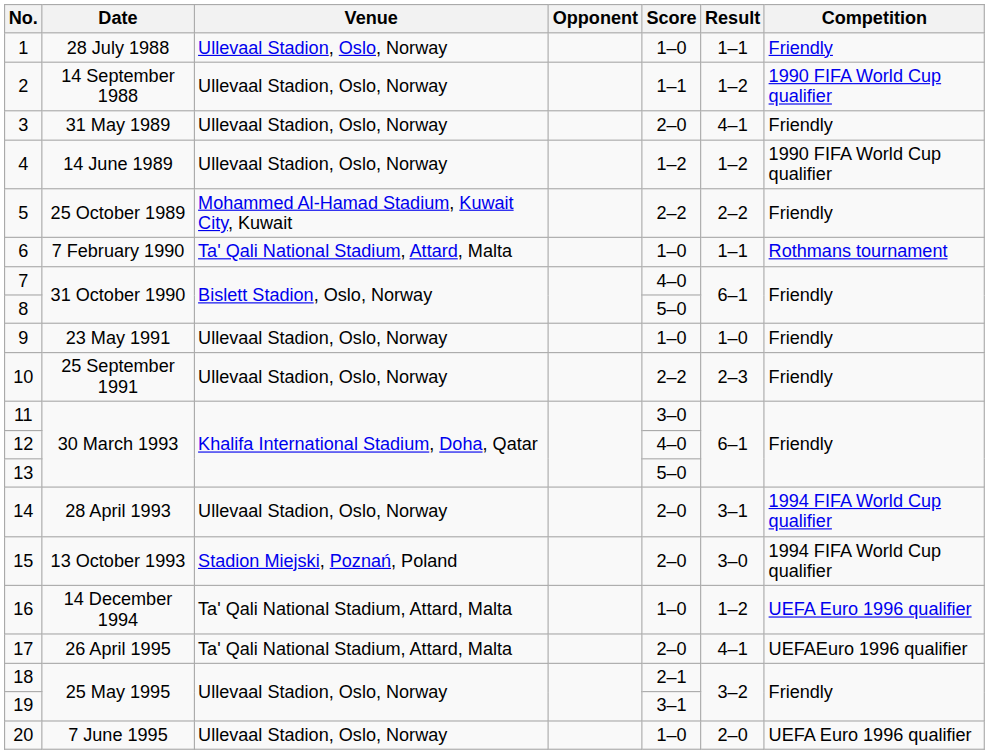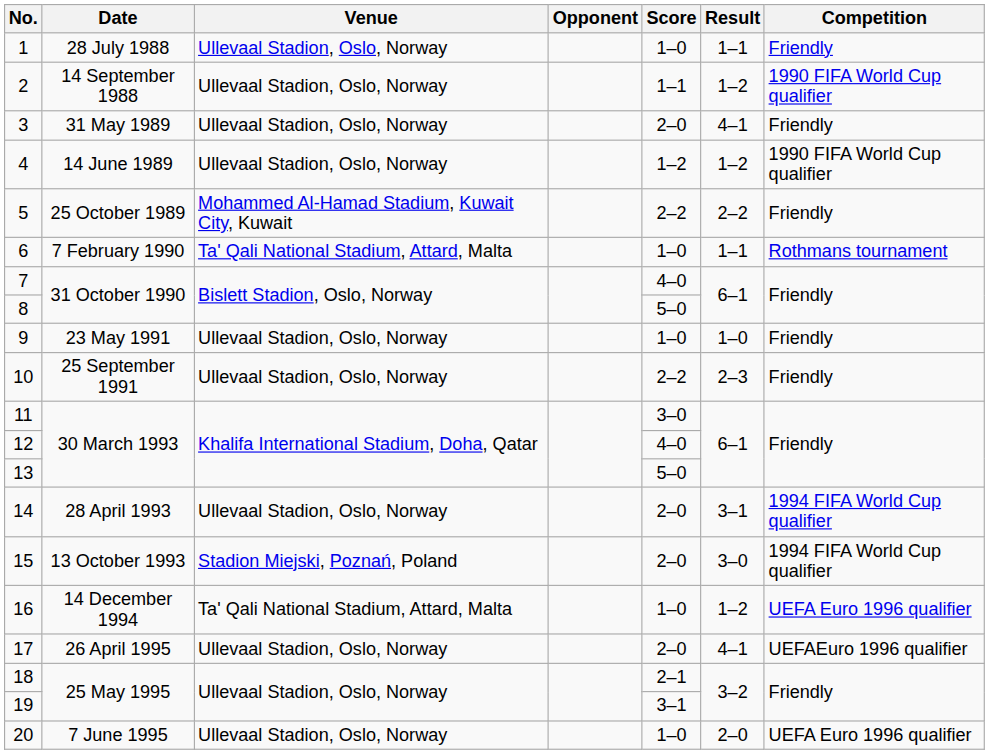(355, 648) Ta' Qali National Stadium, Attard, Malta -> (323, 648) Ullevaal Stadion, Oslo, Norway
